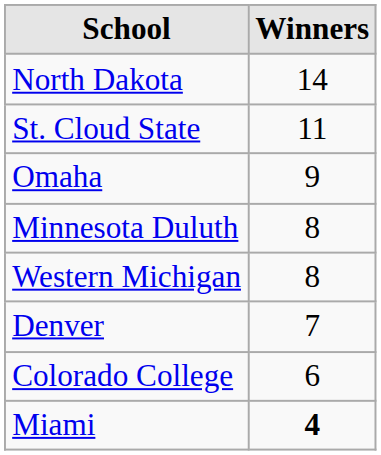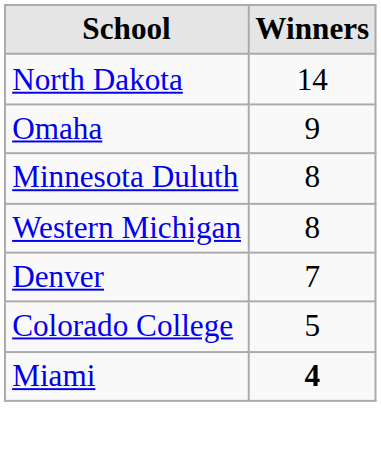- row: (106, 128)
(312, 375) 6 -> (312, 326) 5
